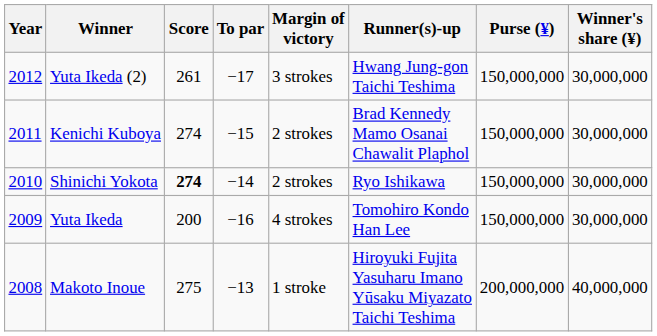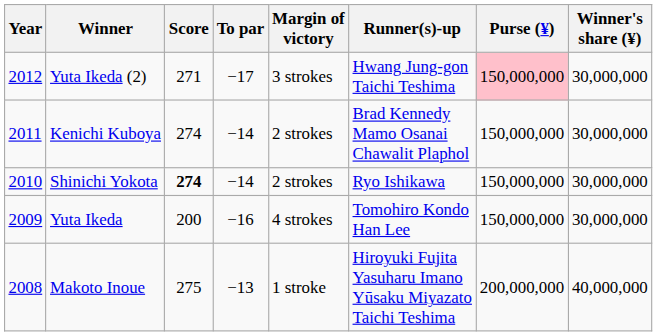(189, 76) 261 -> (189, 76) 271
(522, 76) no background -> (522, 76) pink background
(240, 134) −15 -> (240, 134) −14
